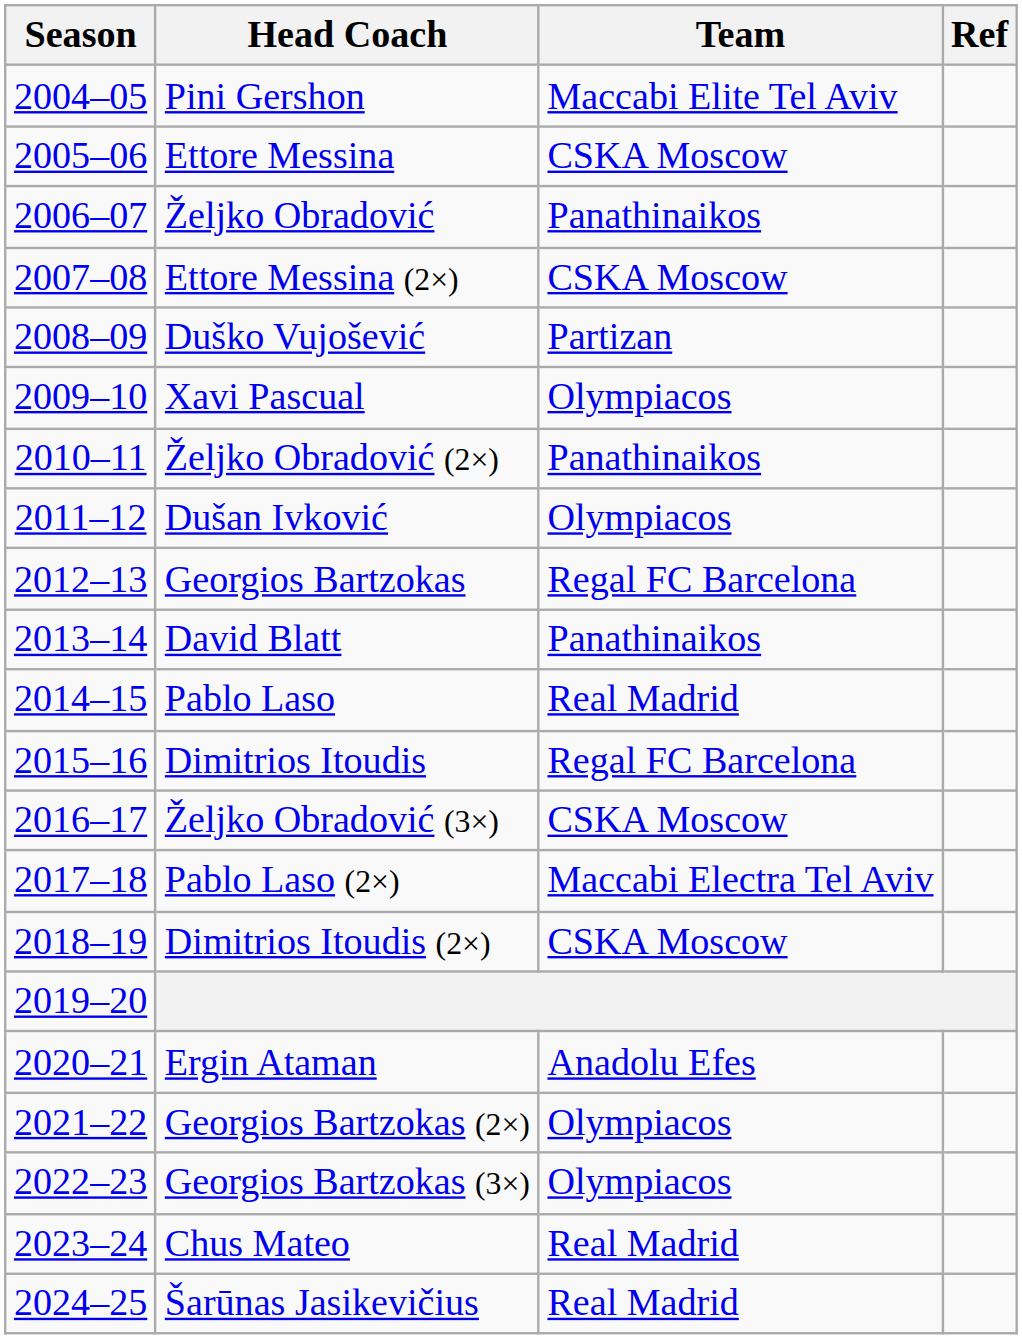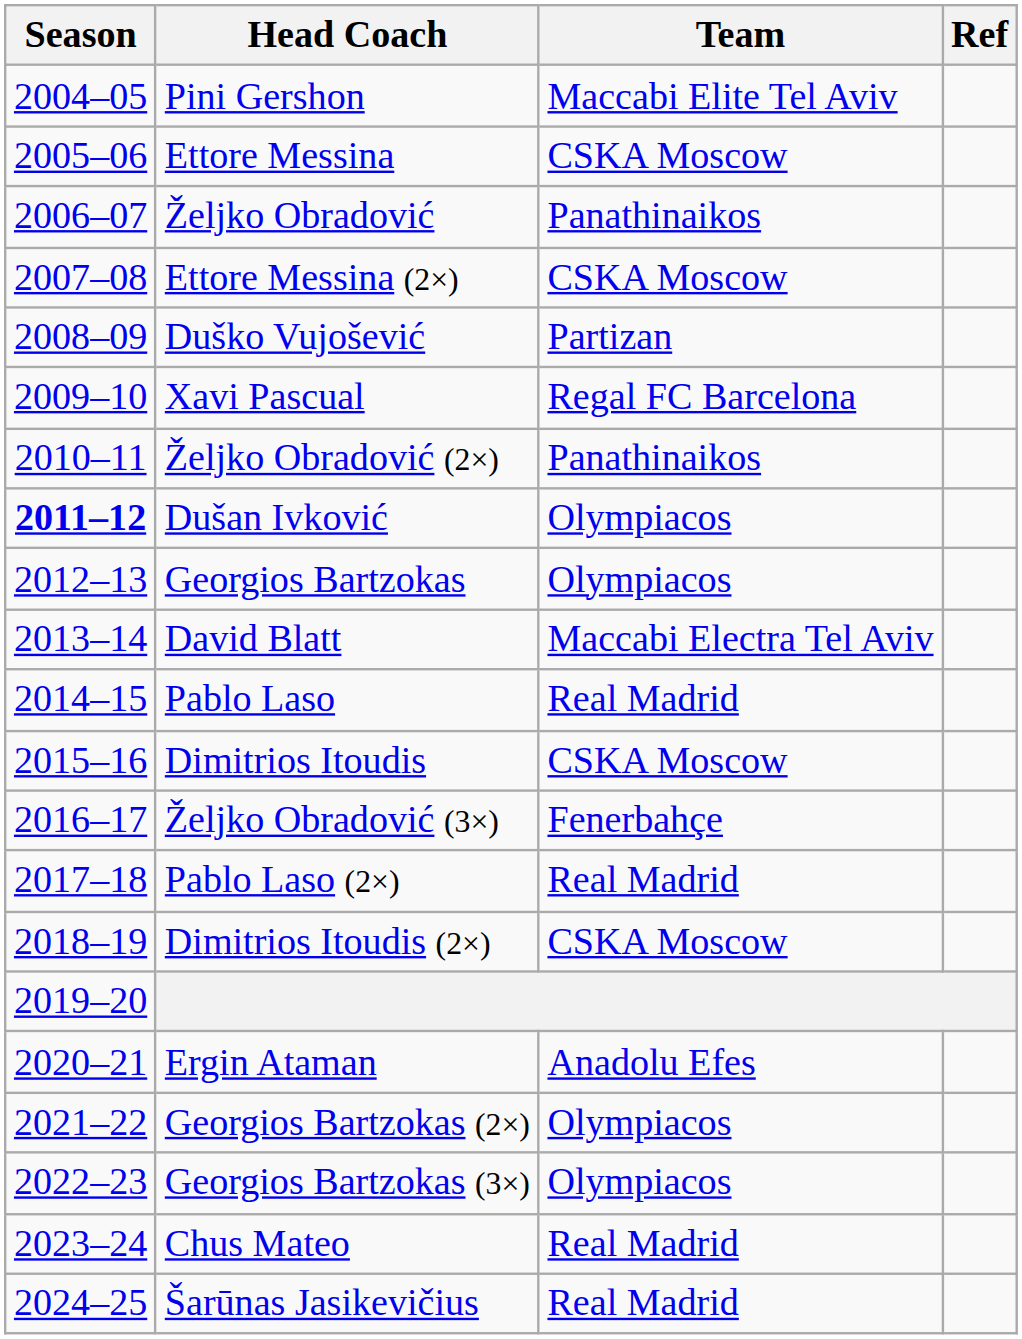(639, 397) Olympiacos -> (702, 397) Regal FC Barcelona
(81, 517) normal -> (81, 517) bold
(702, 578) Regal FC Barcelona -> (639, 578) Olympiacos
(654, 638) Panathinaikos -> (740, 638) Maccabi Electra Tel Aviv
(702, 759) Regal FC Barcelona -> (668, 759) CSKA Moscow
(668, 819) CSKA Moscow -> (635, 819) Fenerbahçe
(740, 880) Maccabi Electra Tel Aviv -> (643, 880) Real Madrid
